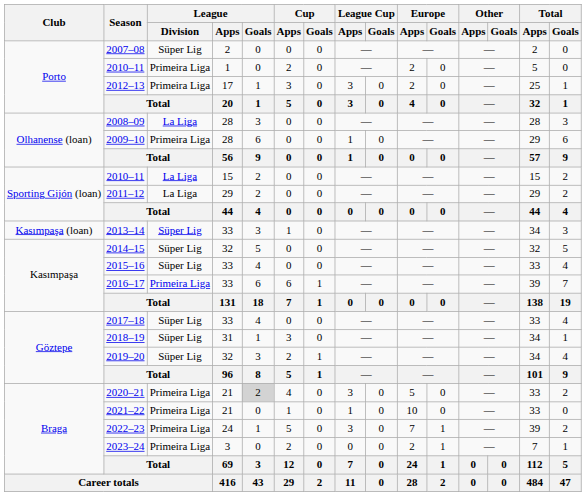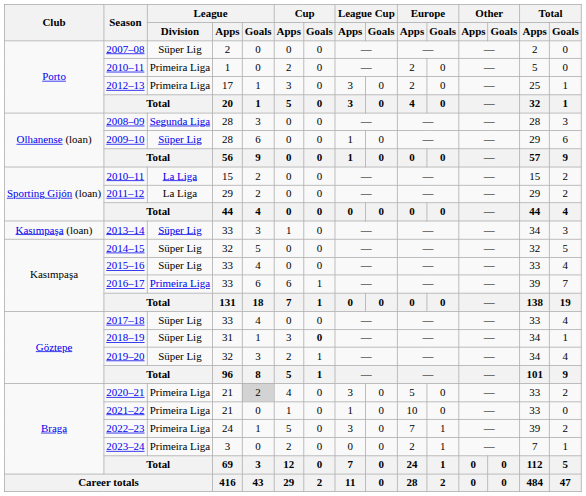(180, 122) La Liga -> (180, 122) Segunda Liga
(180, 140) Primeira Liga -> (180, 140) Süper Lig
(319, 338) normal -> (319, 338) bold
